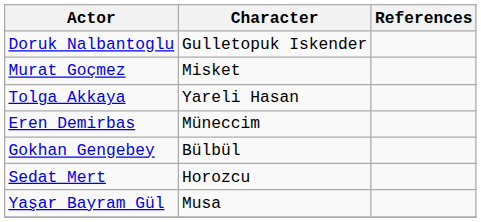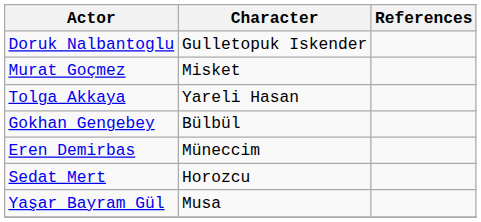rows swapped: (72, 124) <-> (82, 150)
